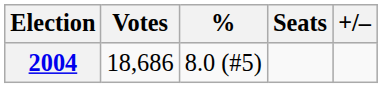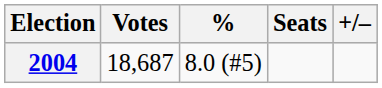(140, 62) 18,686 -> (140, 62) 18,687
